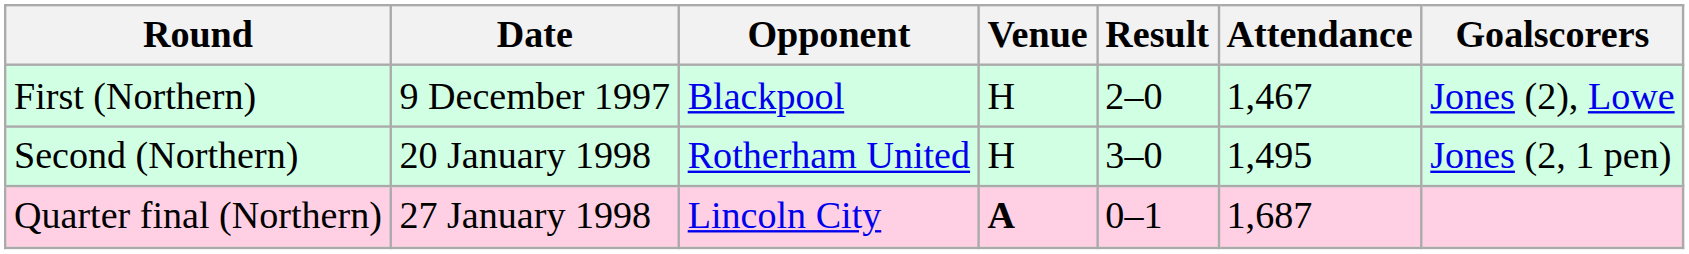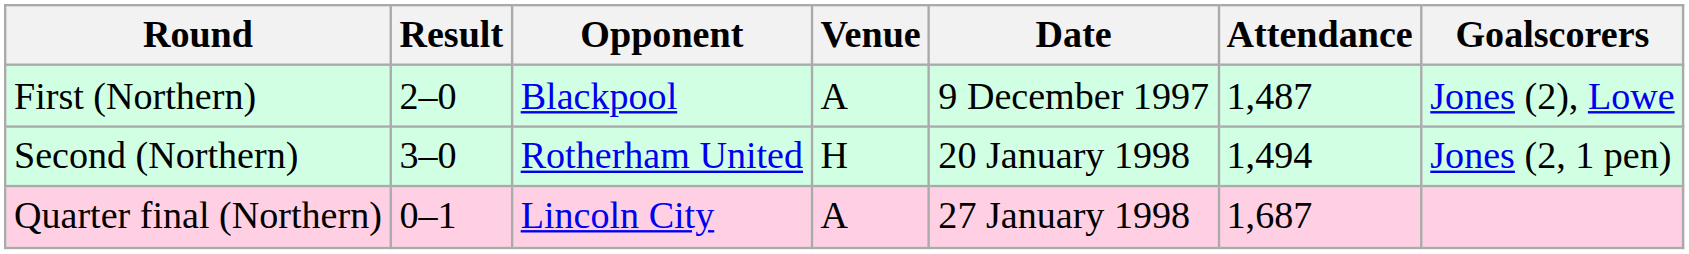columns swapped: (535, 34) <-> (1157, 34)
(1001, 95) H -> (834, 95) A
(1269, 95) 1,467 -> (1269, 95) 1,487
(1269, 155) 1,495 -> (1269, 155) 1,494
(1001, 215) bold -> (834, 215) normal
